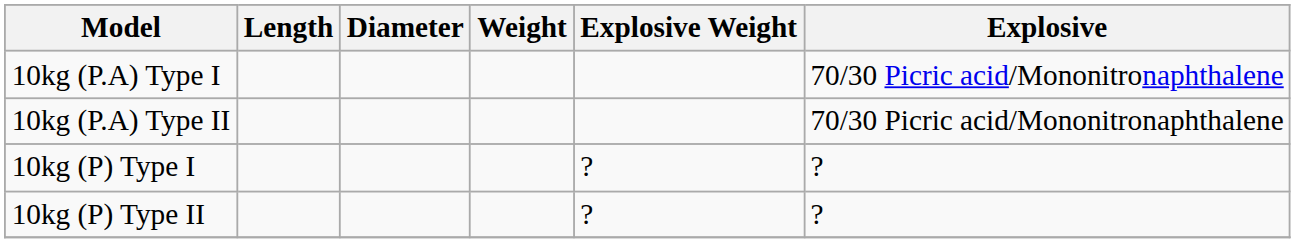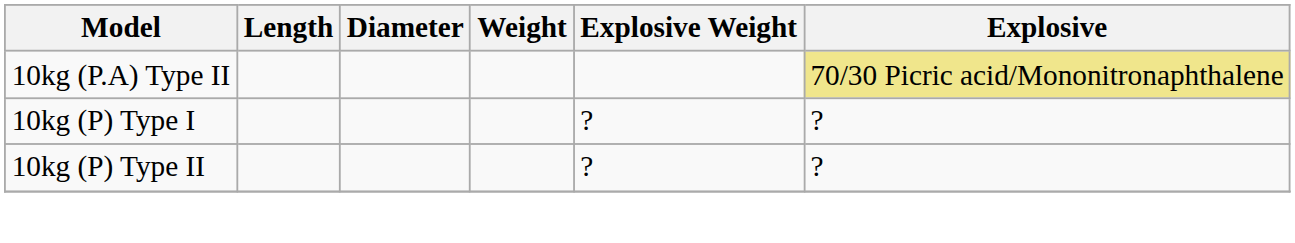- row: (116, 74)
(1047, 120) no background -> (1047, 74) khaki background
